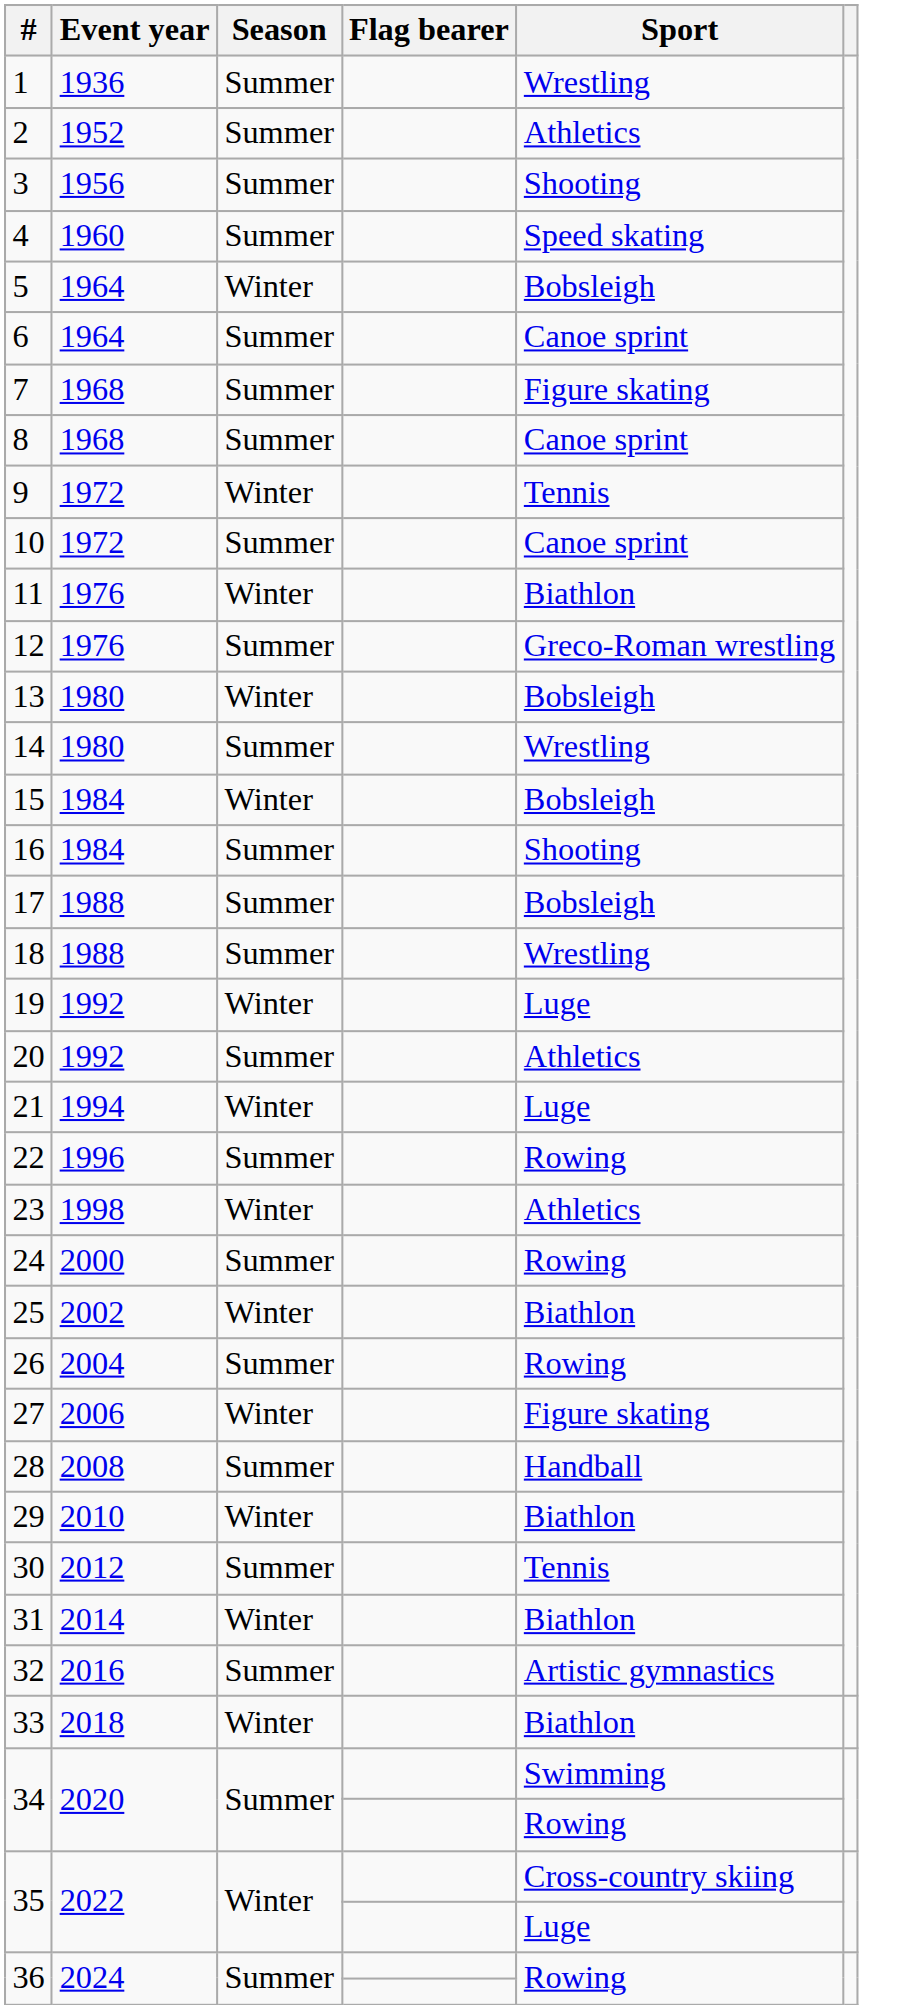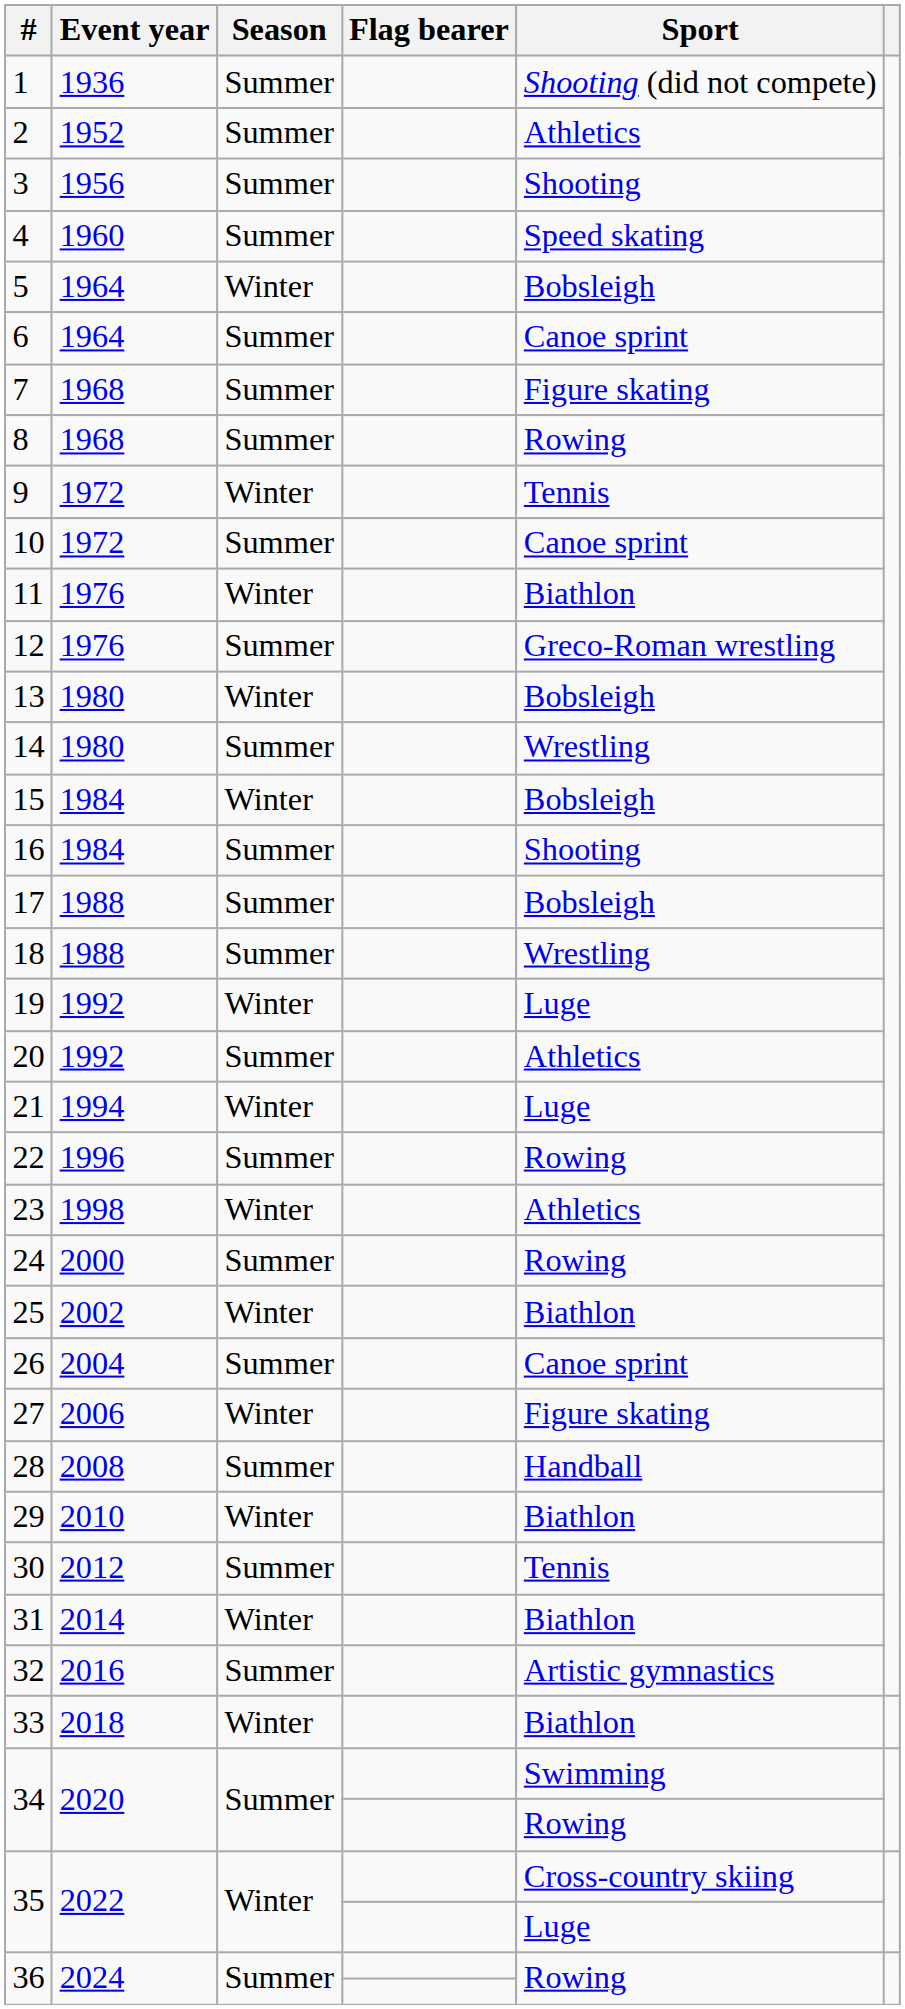(587, 81) Wrestling -> (700, 81) Shooting (did not compete)
(606, 440) Canoe sprint -> (575, 440) Rowing
(575, 1362) Rowing -> (606, 1362) Canoe sprint
